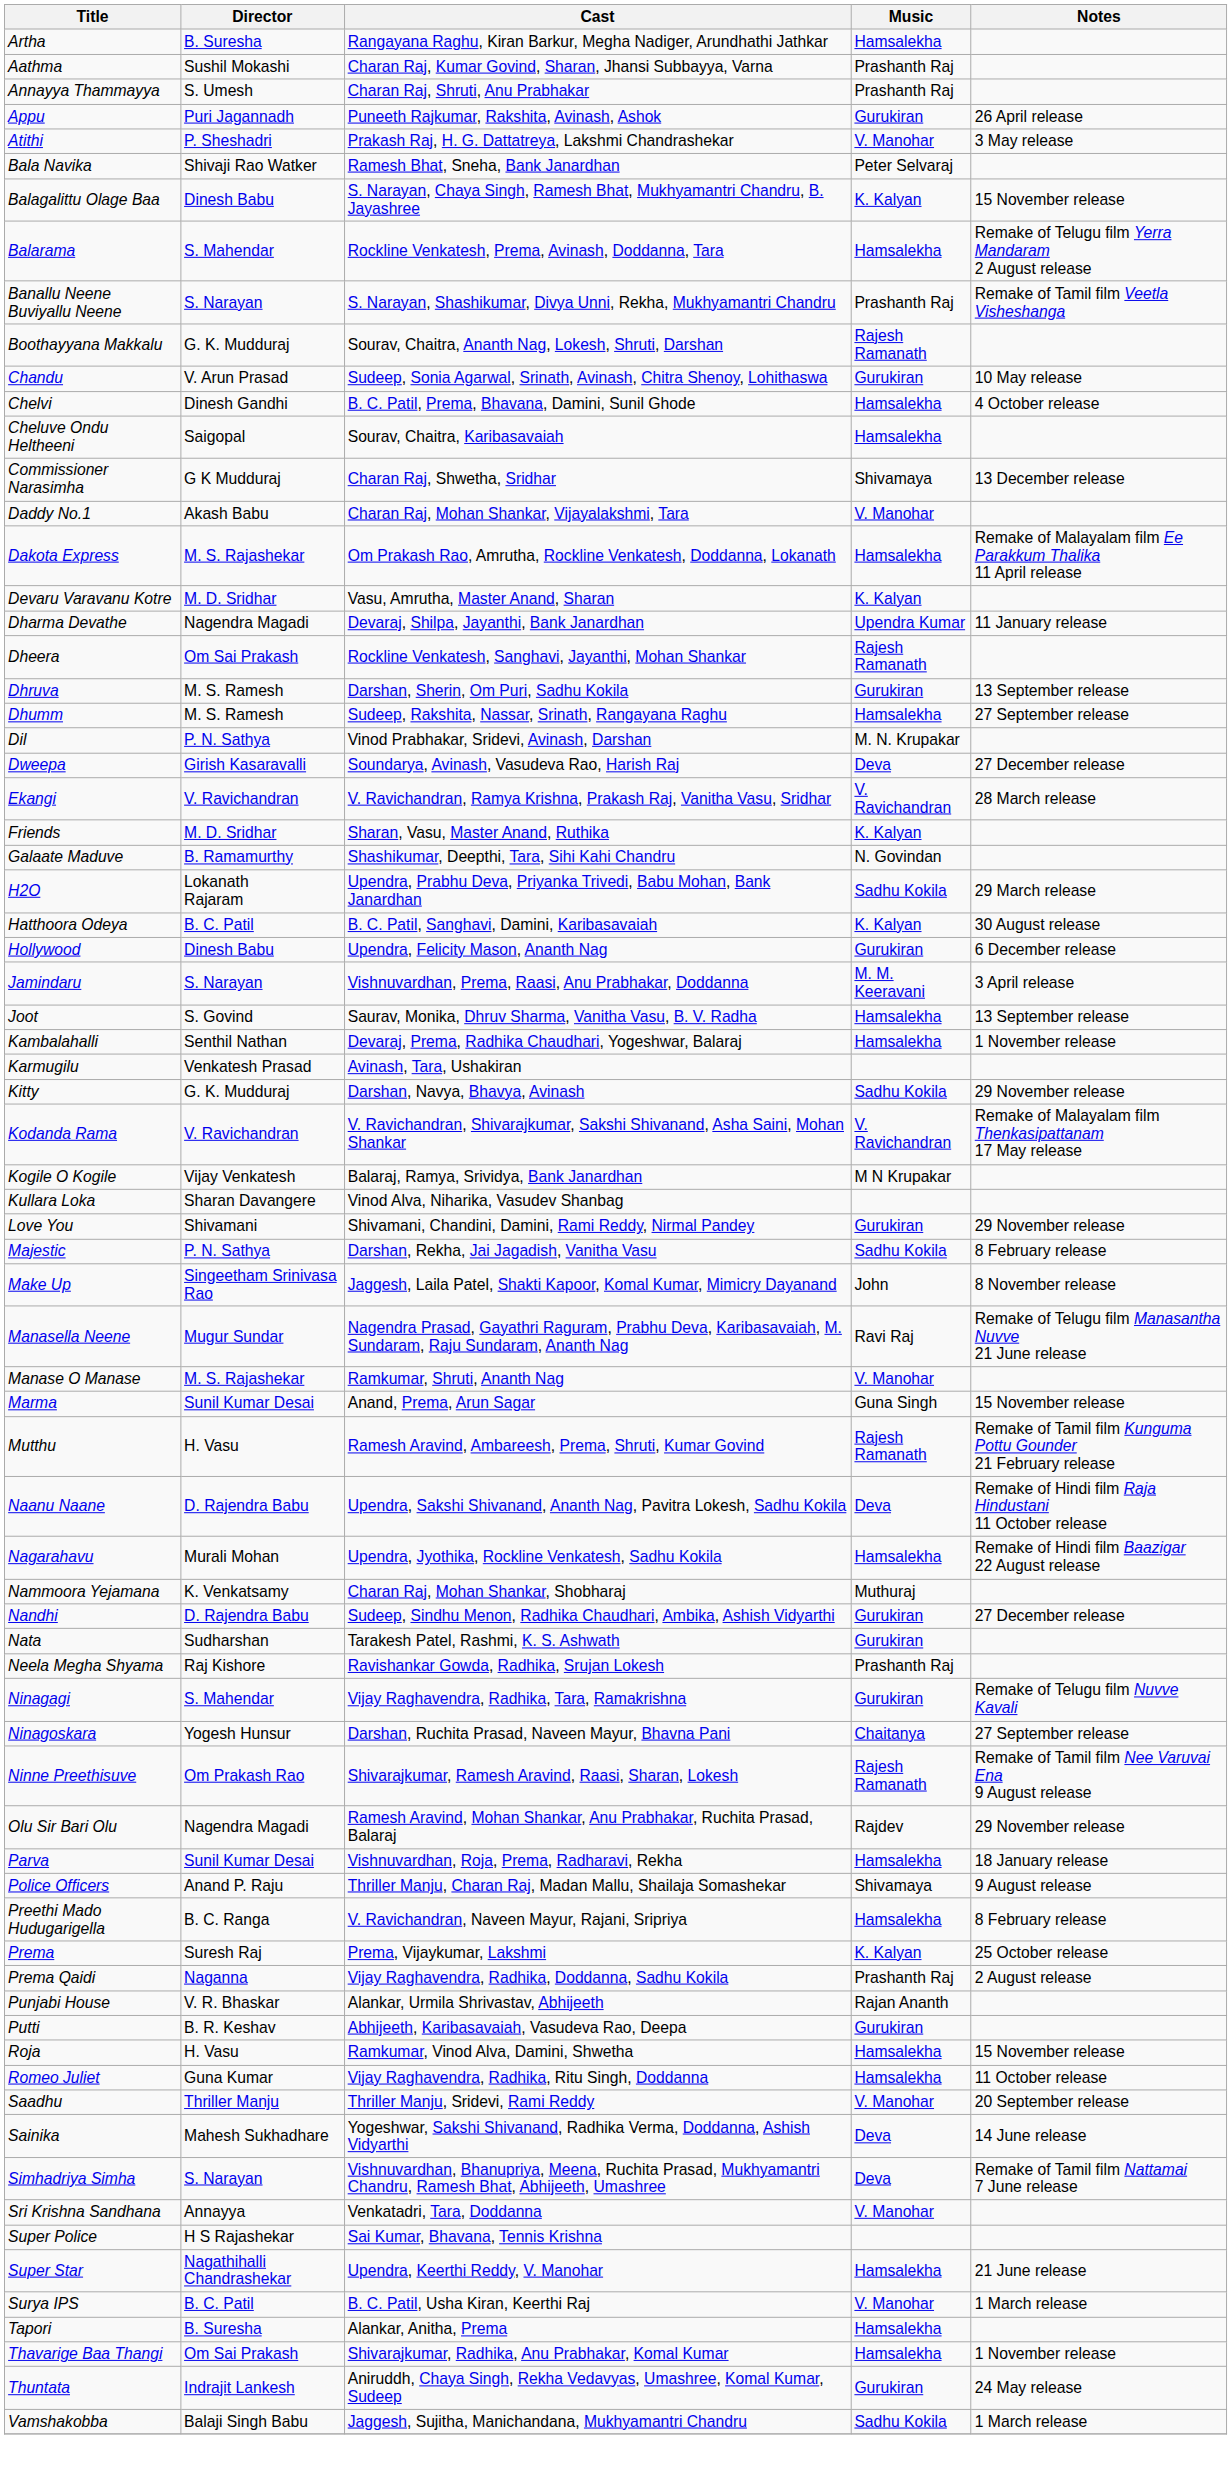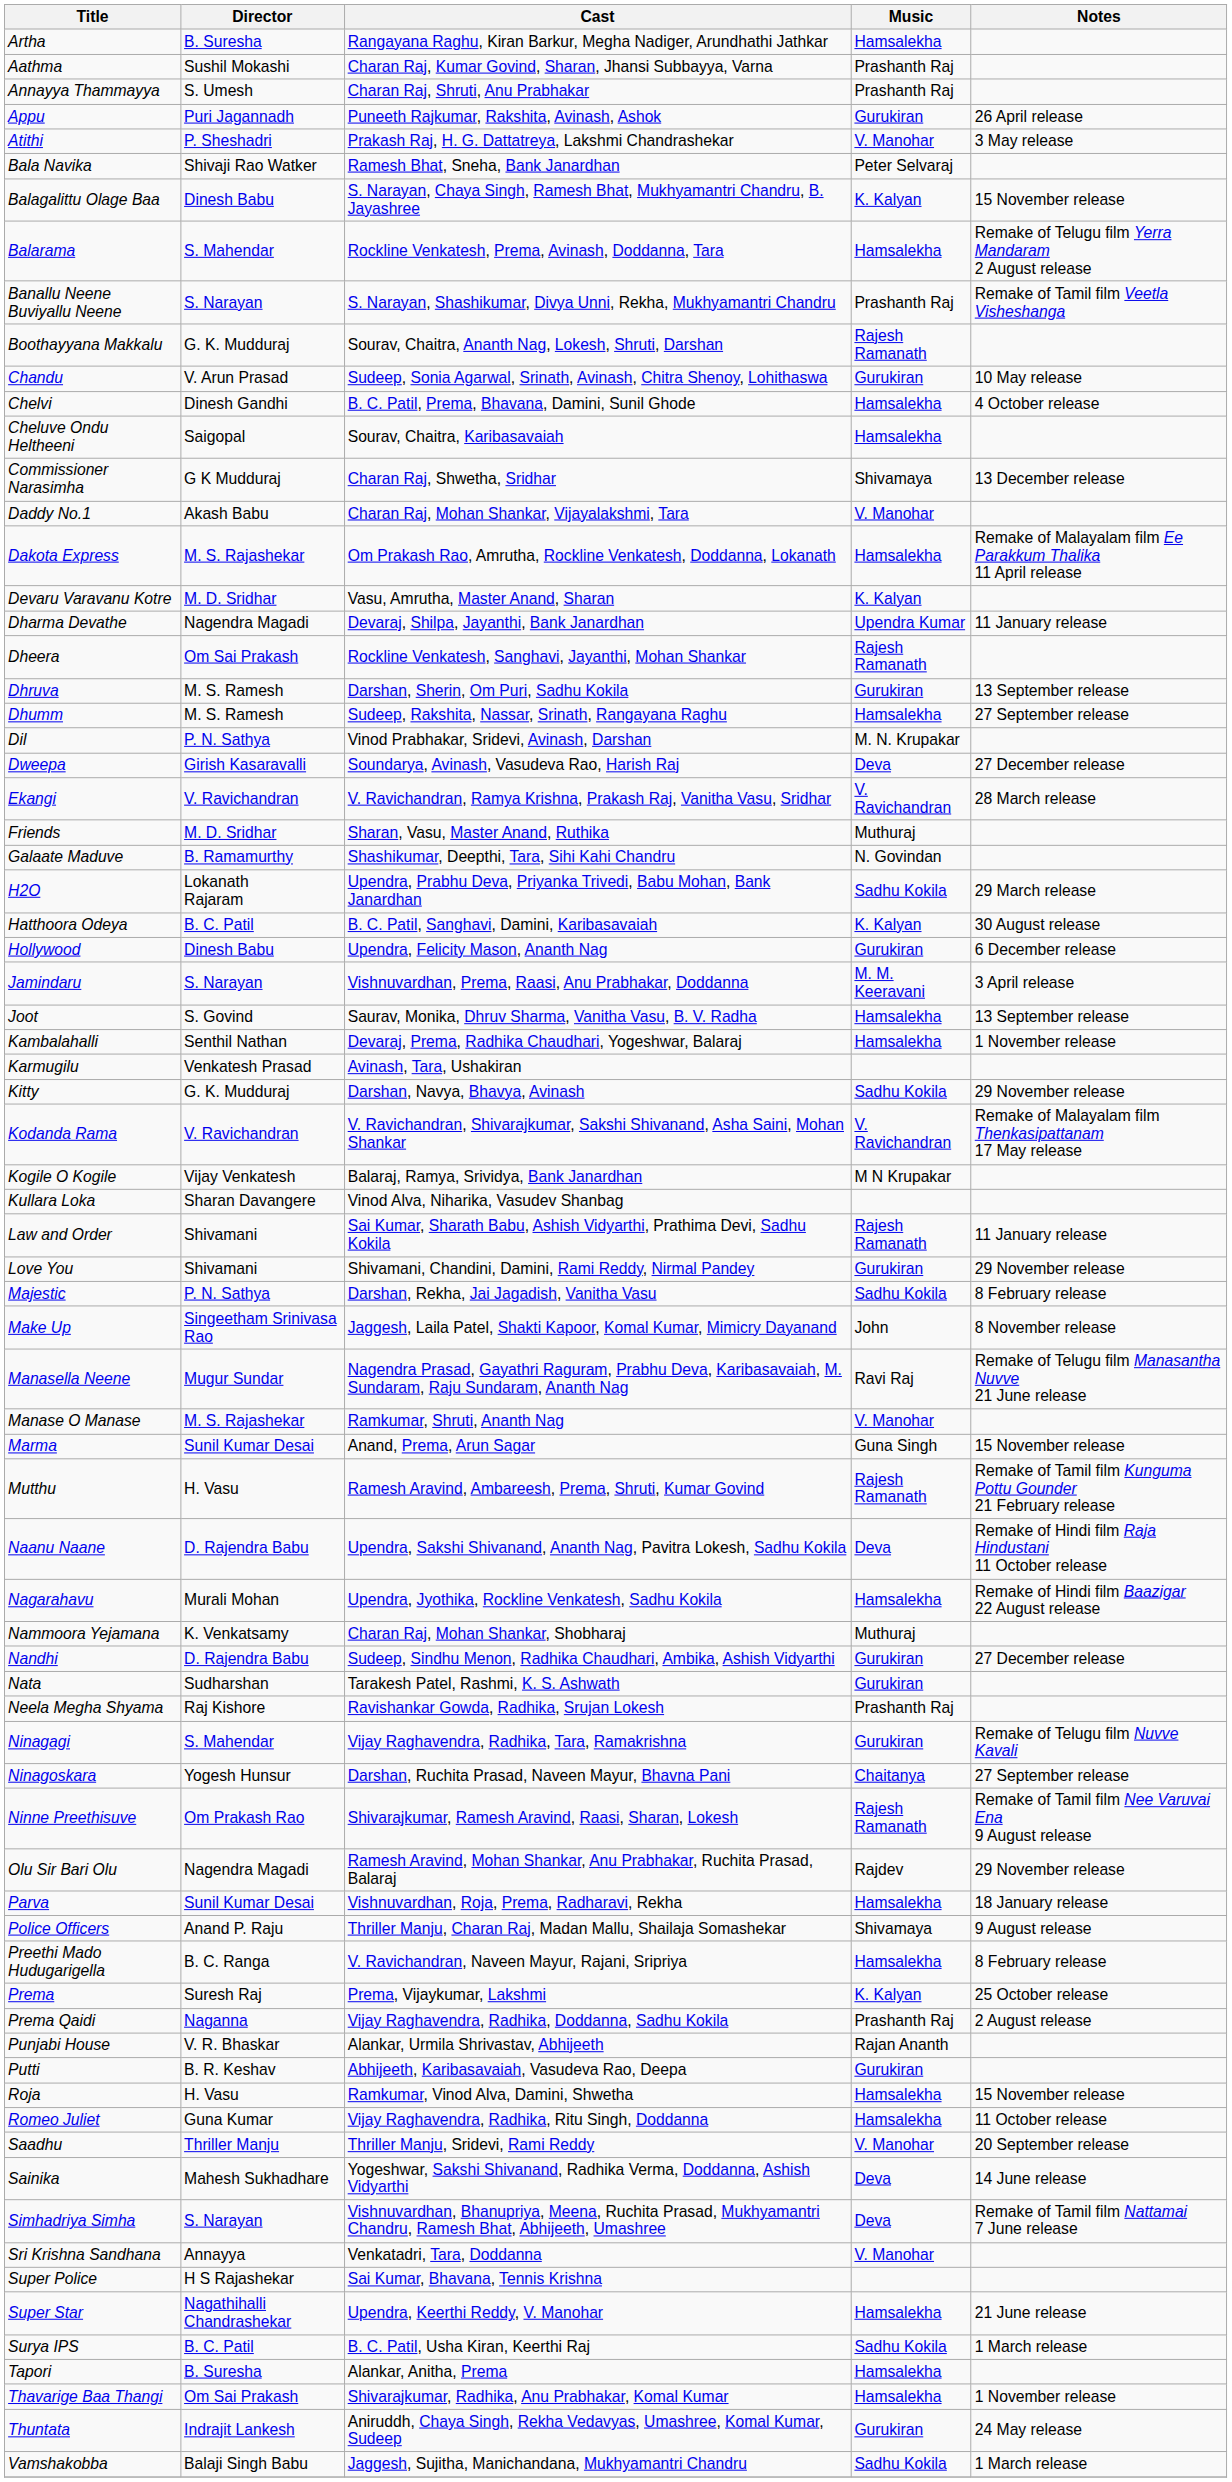(888, 832) K. Kalyan -> (885, 832) Muthuraj
+ row: (60, 1235)
(894, 2304) V. Manohar -> (901, 2347) Sadhu Kokila
